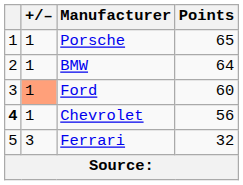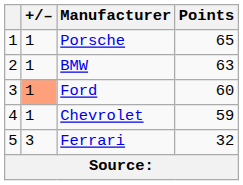(225, 67) 64 -> (225, 67) 63
(13, 117) bold -> (13, 117) normal
(225, 117) 56 -> (225, 117) 59
